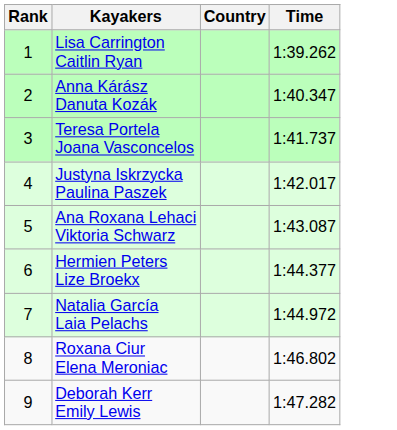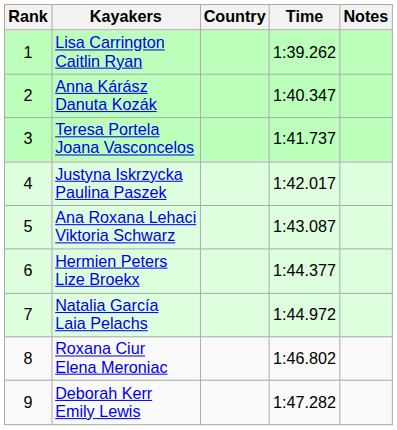+ column: (366, 17)
